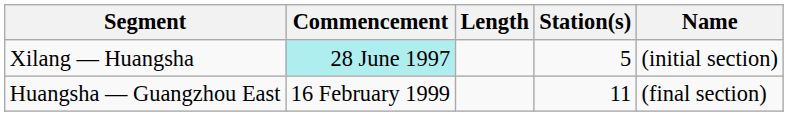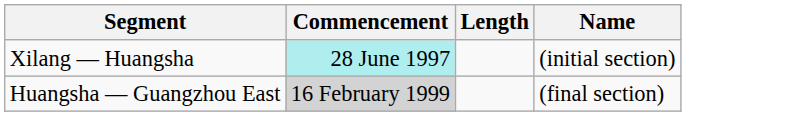- column: (585, 22)
(370, 93) no background -> (370, 93) lightgrey background
